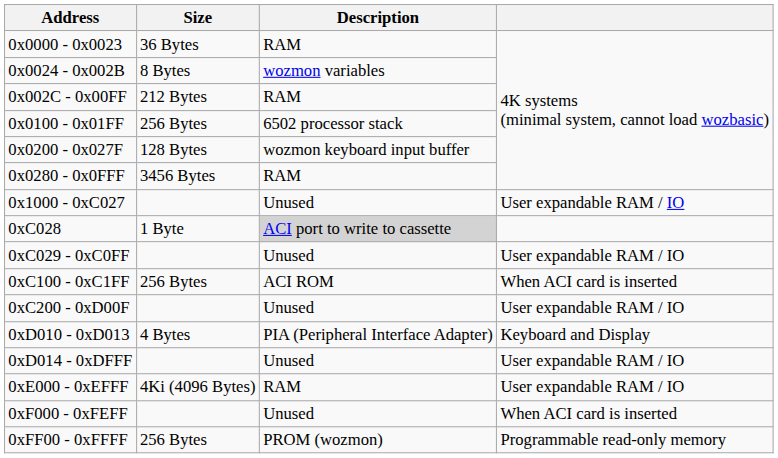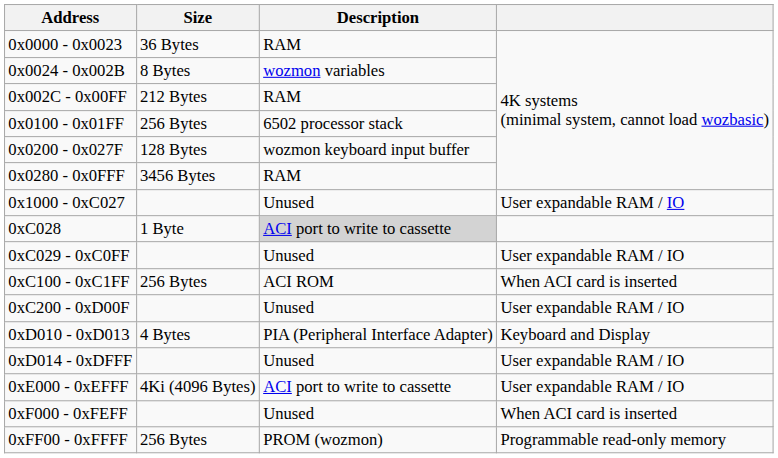(282, 387) RAM -> (357, 387) ACI port to write to cassette
